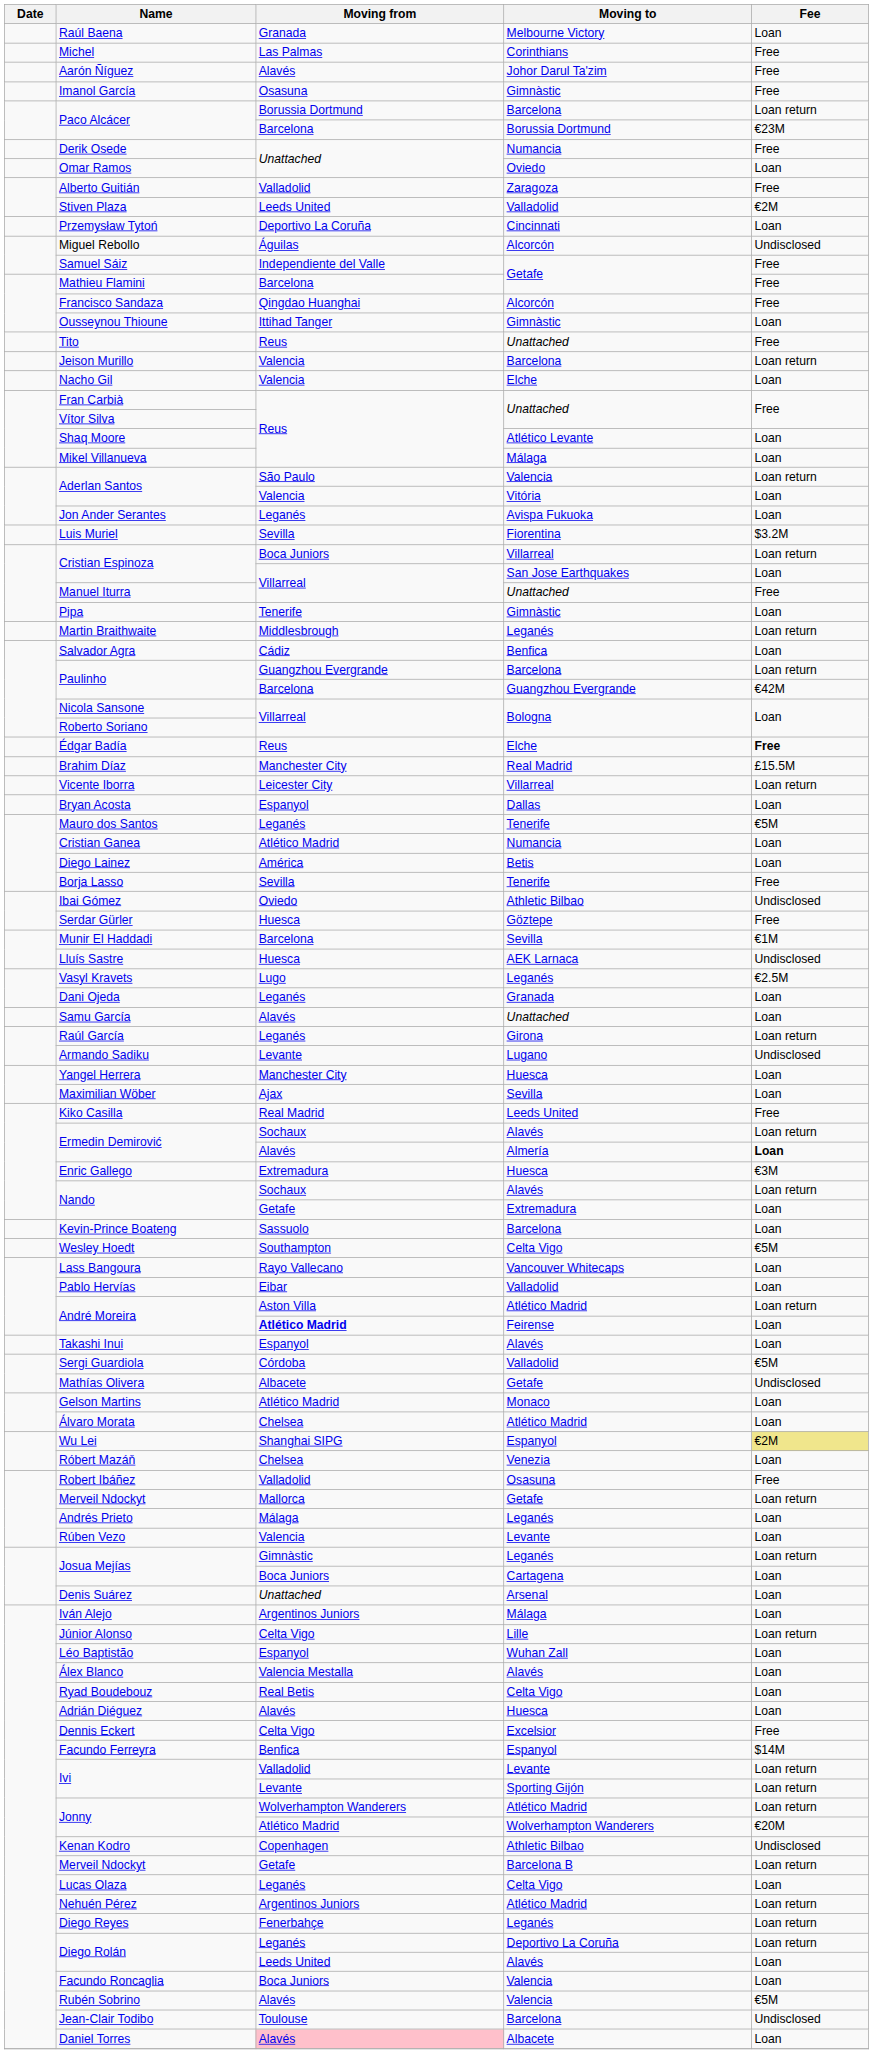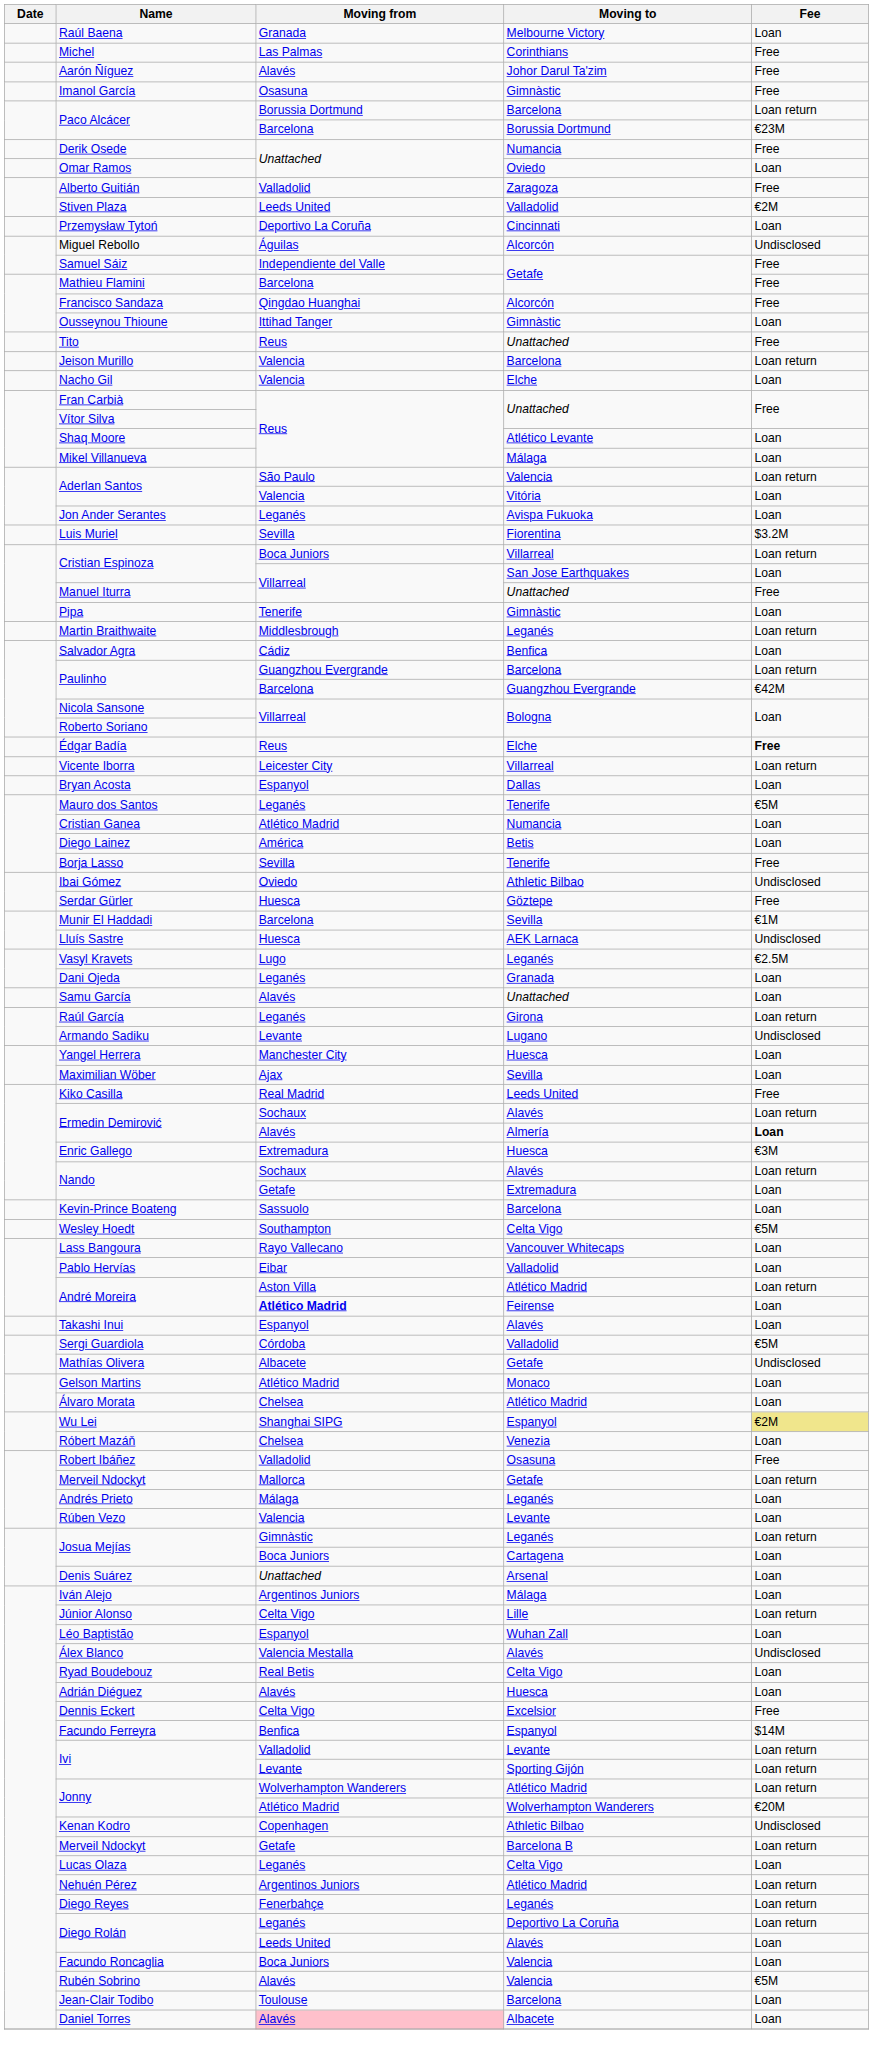- row: (92, 766)
(768, 1672) Loan -> (788, 1653) Undisclosed
(788, 2019) Undisclosed -> (768, 2000) Loan
